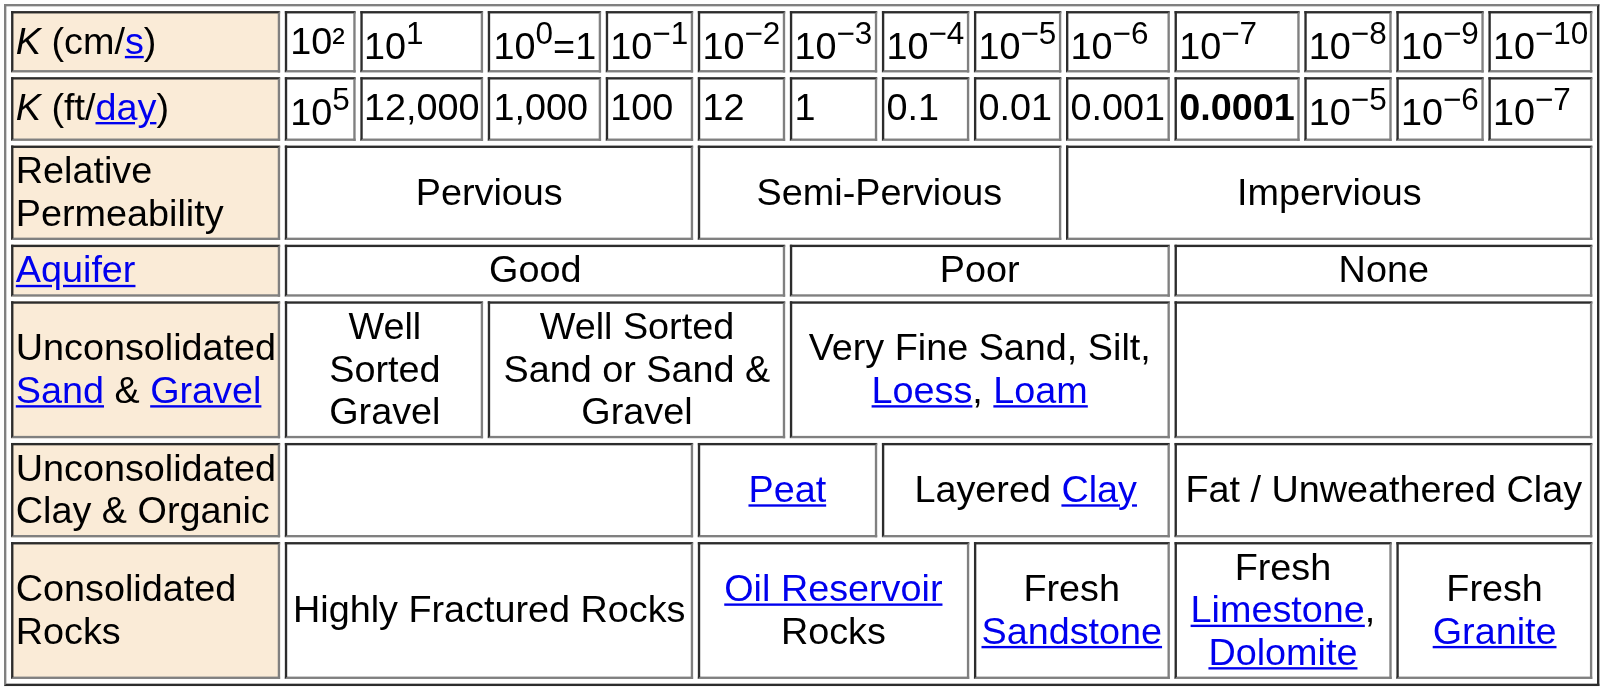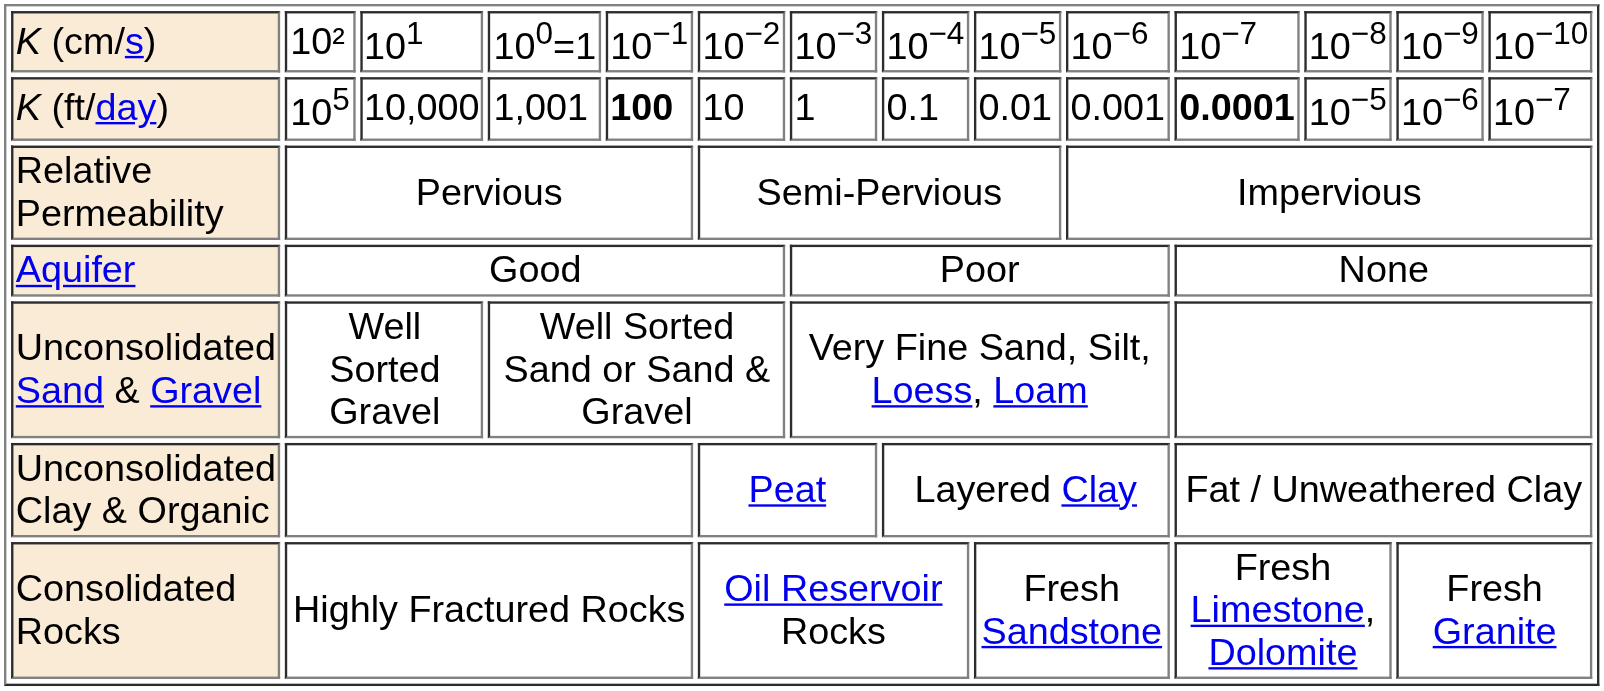(422, 108) 12,000 -> (422, 108) 10,000
(541, 108) 1,000 -> (541, 108) 1,001
(642, 108) normal -> (642, 108) bold
(723, 108) 12 -> (723, 108) 10
